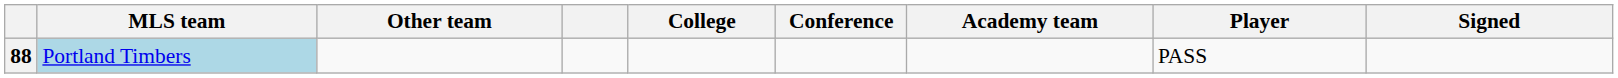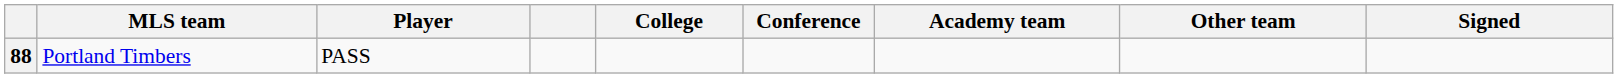columns swapped: (1260, 21) <-> (439, 21)
(117, 55) lightblue background -> (117, 55) no background
